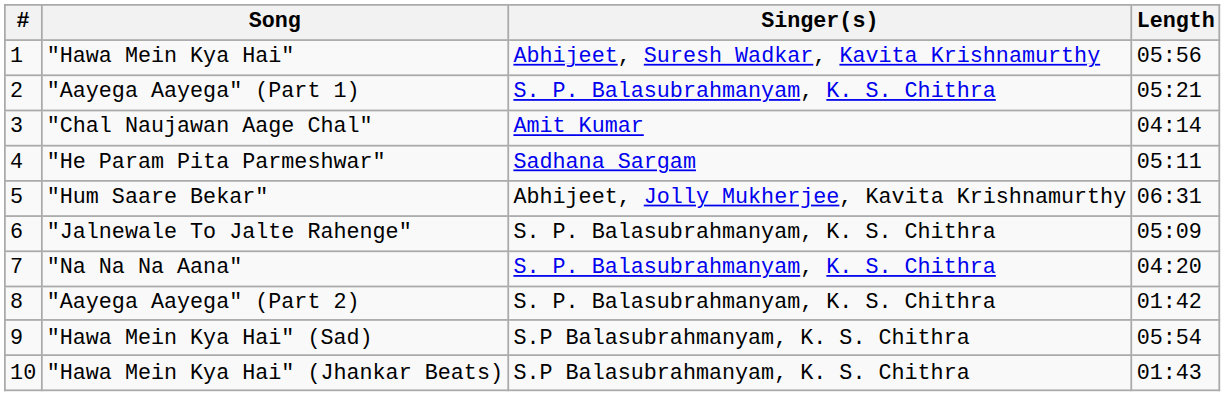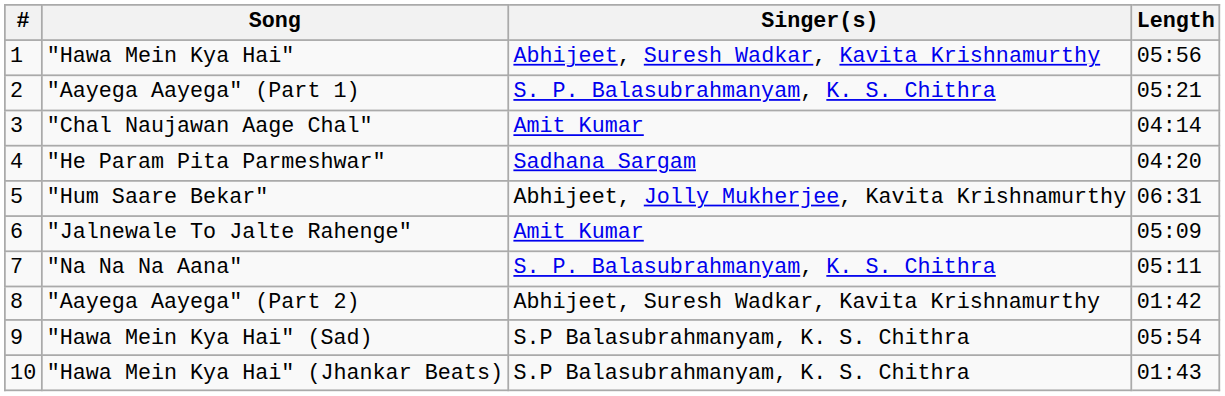(1169, 163) 05:11 -> (1169, 163) 04:20
(755, 233) S. P. Balasubrahmanyam, K. S. Chithra -> (579, 233) Amit Kumar
(1169, 268) 04:20 -> (1169, 268) 05:11
(755, 303) S. P. Balasubrahmanyam, K. S. Chithra -> (807, 303) Abhijeet, Suresh Wadkar, Kavita Krishnamurthy
